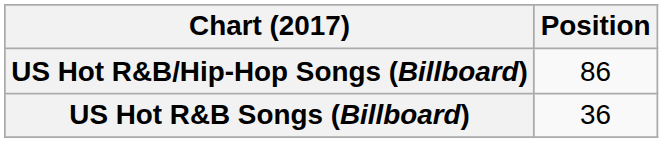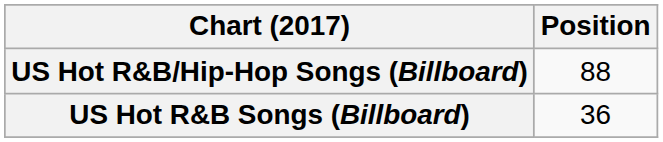(596, 70) 86 -> (596, 70) 88
